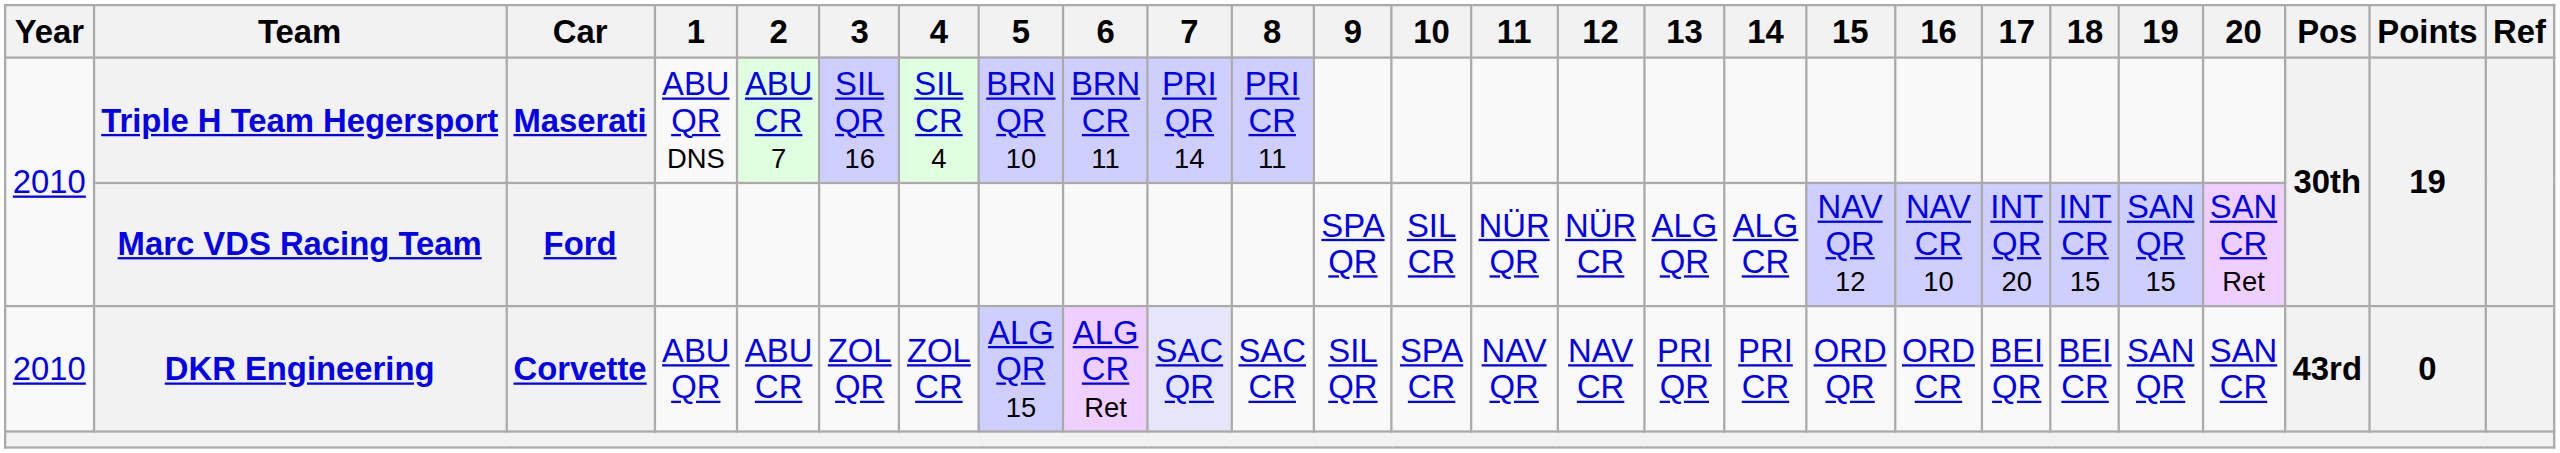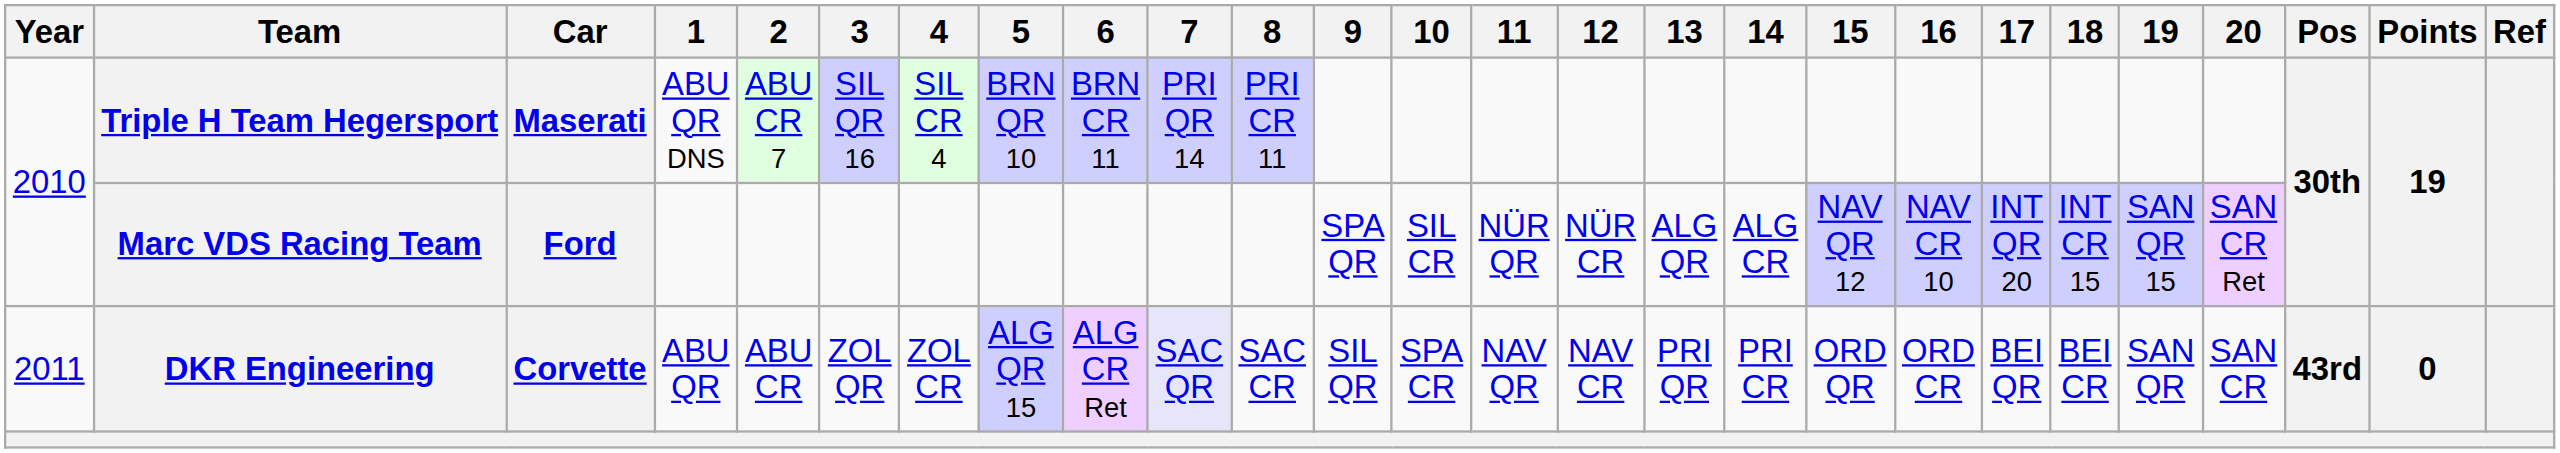(49, 369) 2010 -> (49, 369) 2011
